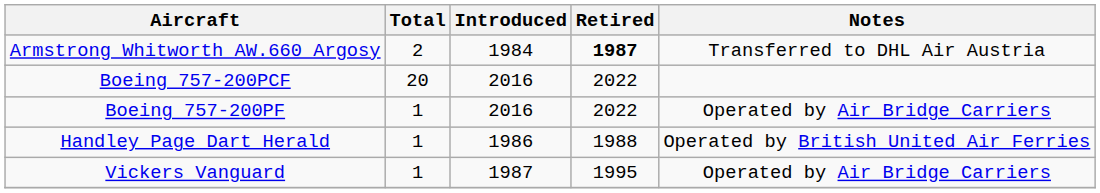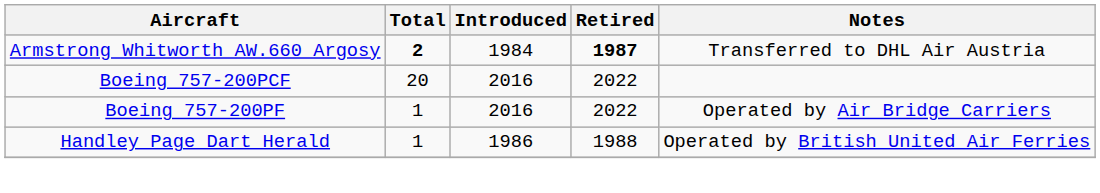(418, 50) normal -> (418, 50) bold
- row: (195, 173)
